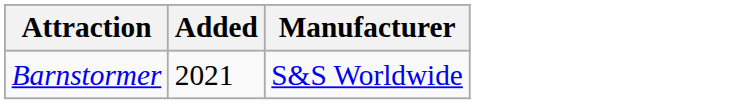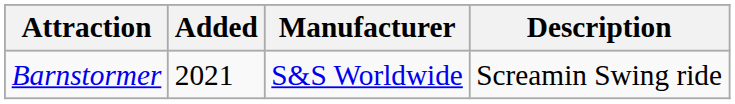+ column: (599, 27)
